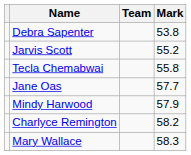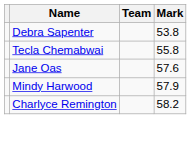- row: (42, 50)
(168, 86) 57.7 -> (168, 68) 57.6
- row: (47, 141)
